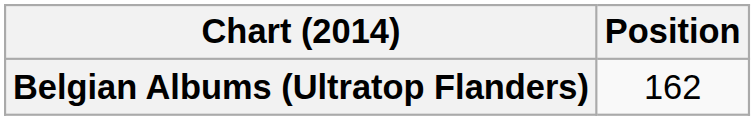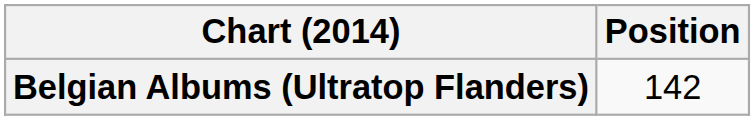(673, 86) 162 -> (673, 86) 142
